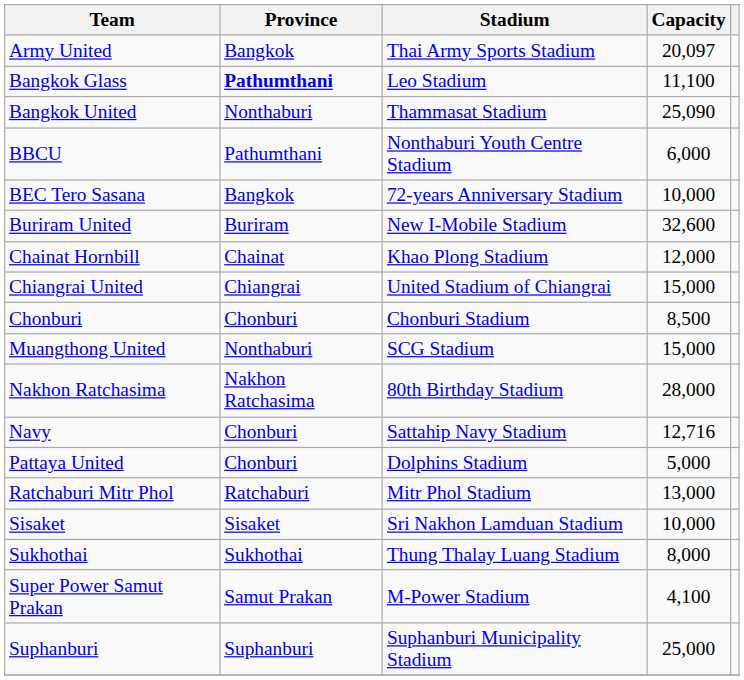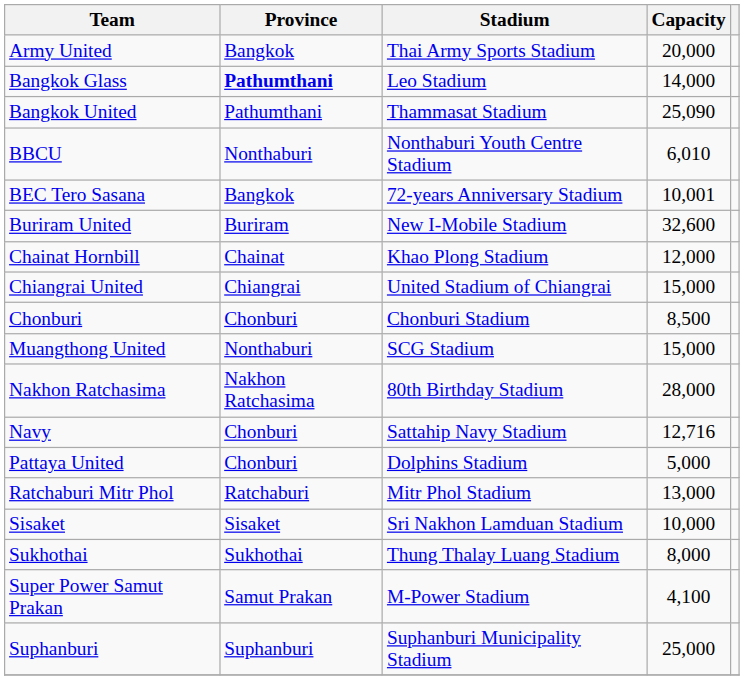(689, 50) 20,097 -> (689, 50) 20,000
(689, 81) 11,100 -> (689, 81) 14,000
(268, 111) Nonthaburi -> (273, 111) Pathumthani
(273, 153) Pathumthani -> (268, 153) Nonthaburi
(689, 153) 6,000 -> (689, 153) 6,010
(689, 195) 10,000 -> (689, 195) 10,001
